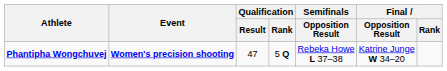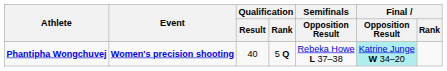(252, 54) 47 -> (252, 54) 40
(387, 54) no background -> (387, 54) paleturquoise background
